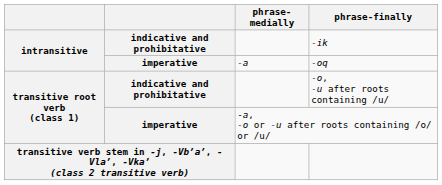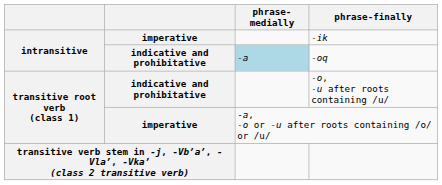(170, 43) indicative and prohibitative -> (170, 38) imperative
(170, 63) imperative -> (170, 58) indicative and prohibitative
(243, 63) no background -> (243, 58) lightblue background
